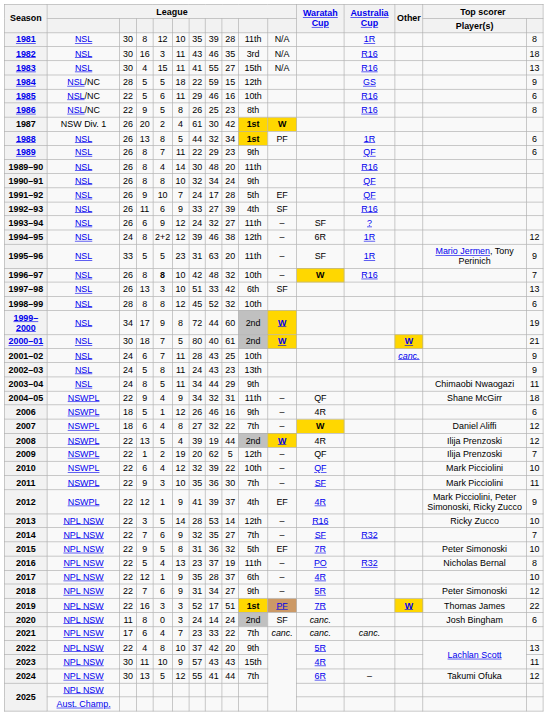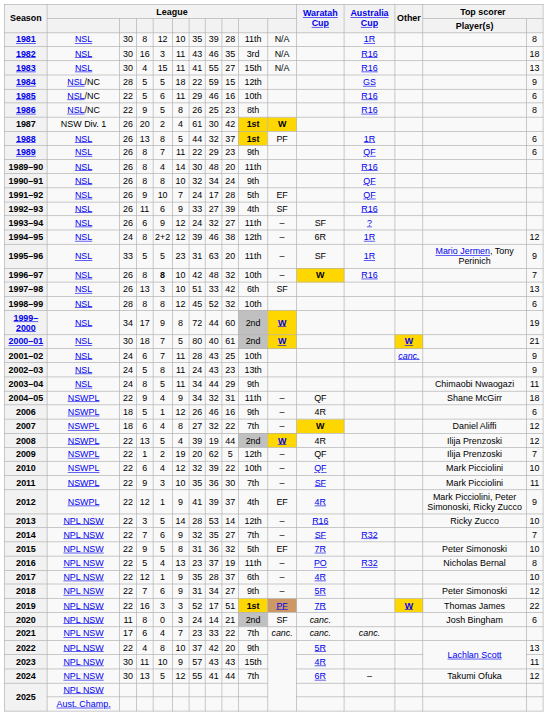(230, 139) 34 -> (230, 139) 37
(230, 620) 24 -> (230, 620) 21
